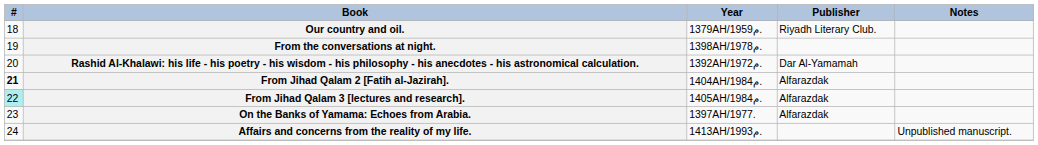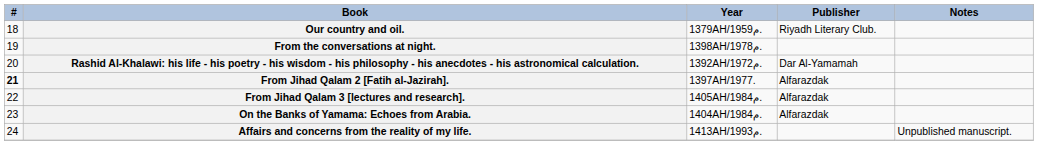(726, 81) 1404AH/1984م. -> (722, 80) 1397AH/1977.
(13, 98) paleturquoise background -> (13, 97) no background
(722, 114) 1397AH/1977. -> (726, 114) 1404AH/1984م.
